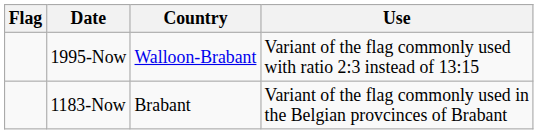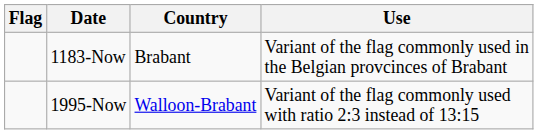rows swapped: (88, 104) <-> (88, 56)
